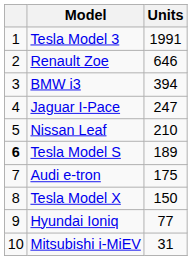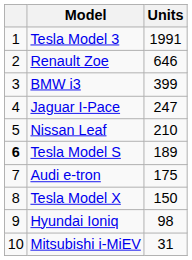(165, 84) 394 -> (165, 84) 399
(165, 221) 77 -> (165, 221) 98
